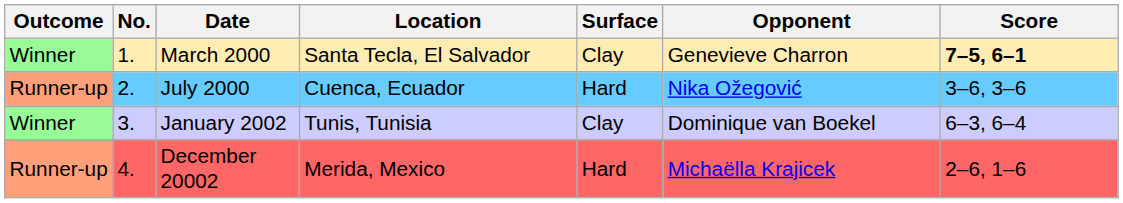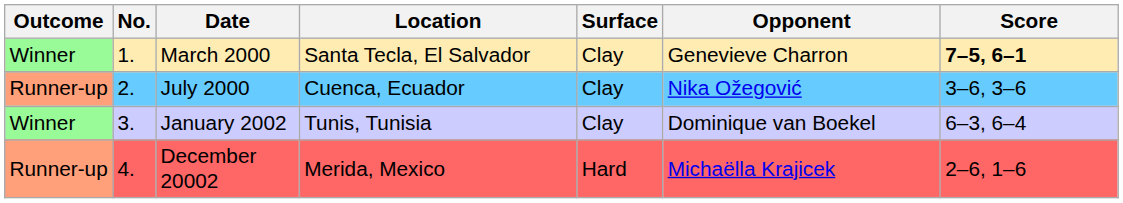(604, 88) Hard -> (603, 88) Clay
